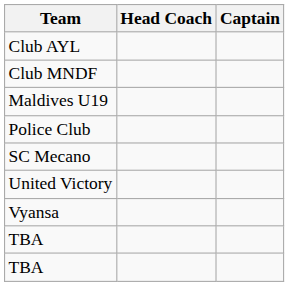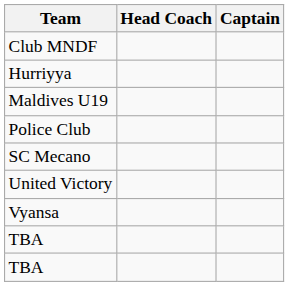- row: (44, 45)
+ row: (40, 73)
